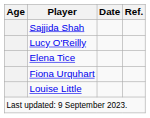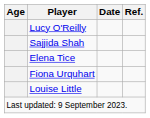rows swapped: (57, 27) <-> (58, 43)
